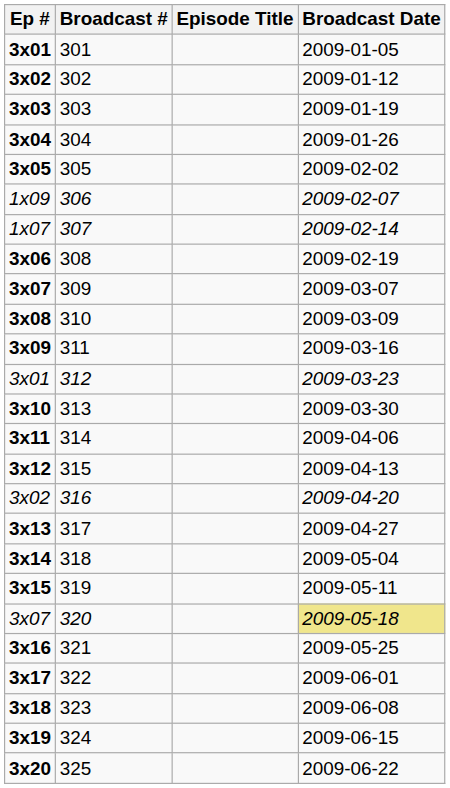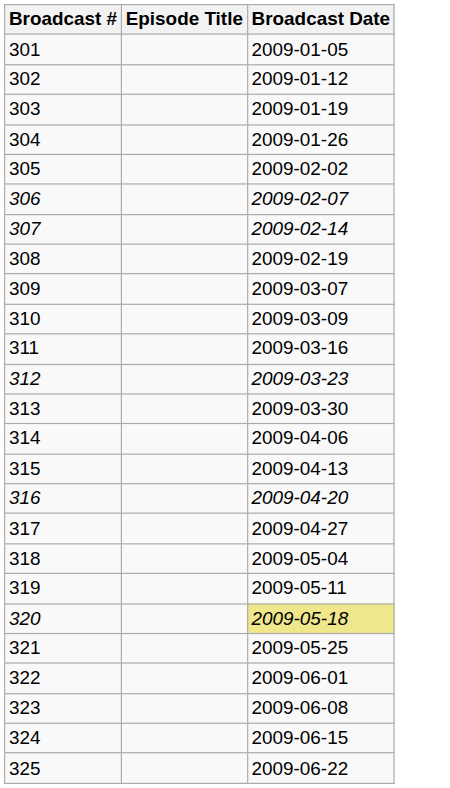- column: (30, 19)
